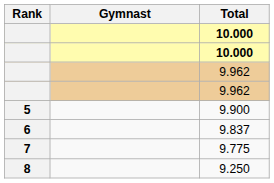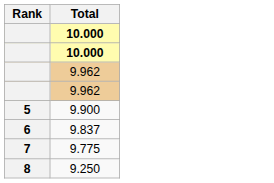- column: (125, 14)
